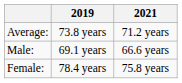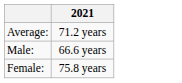- column: (82, 13)
